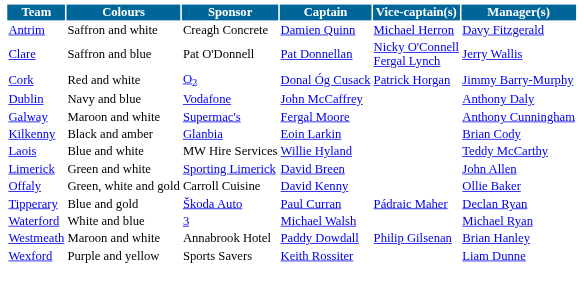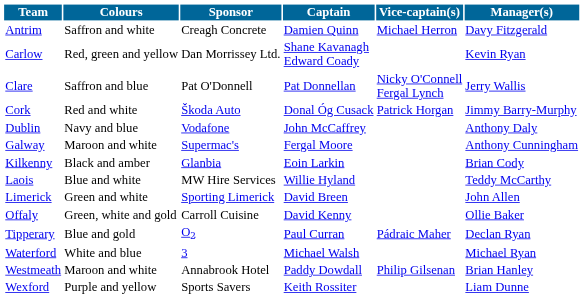+ row: (24, 54)
(190, 80) O2 -> (211, 110) Škoda Auto
(213, 203) Škoda Auto -> (188, 233) O2
